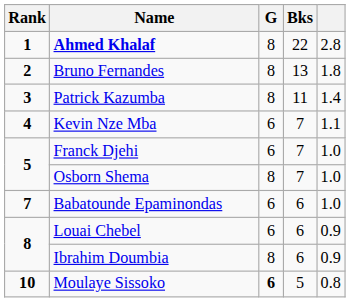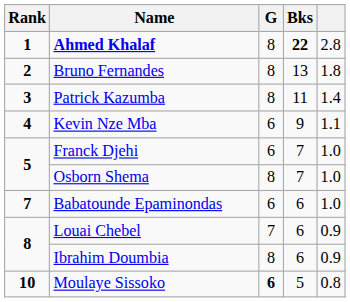(300, 44) normal -> (300, 44) bold
(300, 124) 7 -> (300, 124) 9
(271, 230) 6 -> (271, 230) 7
